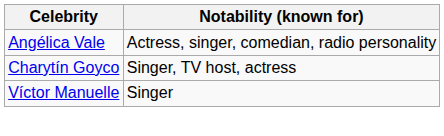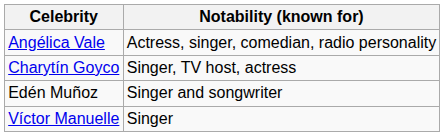+ row: (53, 93)
